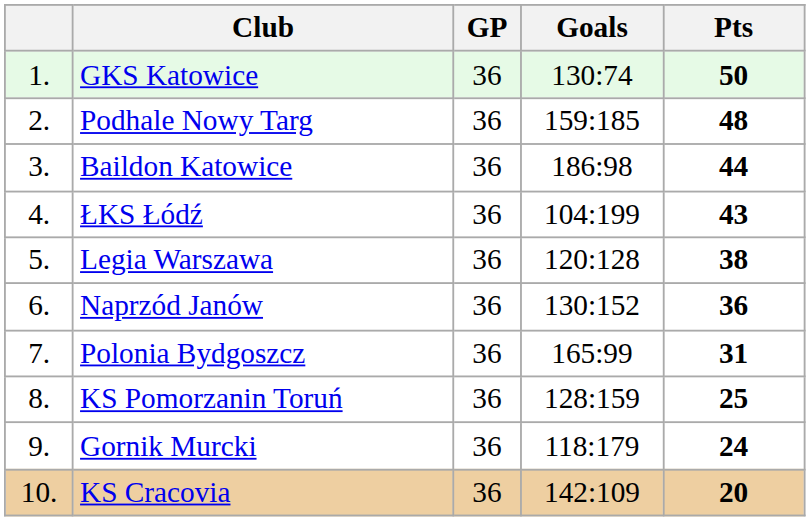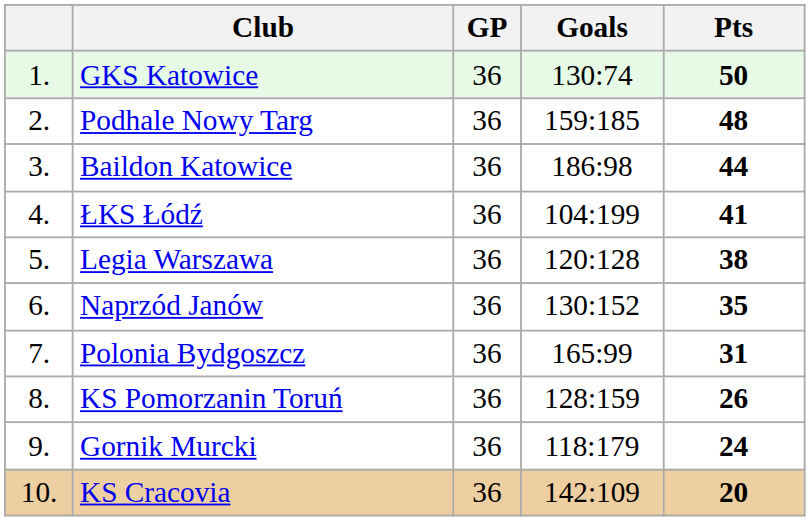(734, 213) 43 -> (734, 213) 41
(734, 306) 36 -> (734, 306) 35
(734, 399) 25 -> (734, 399) 26
